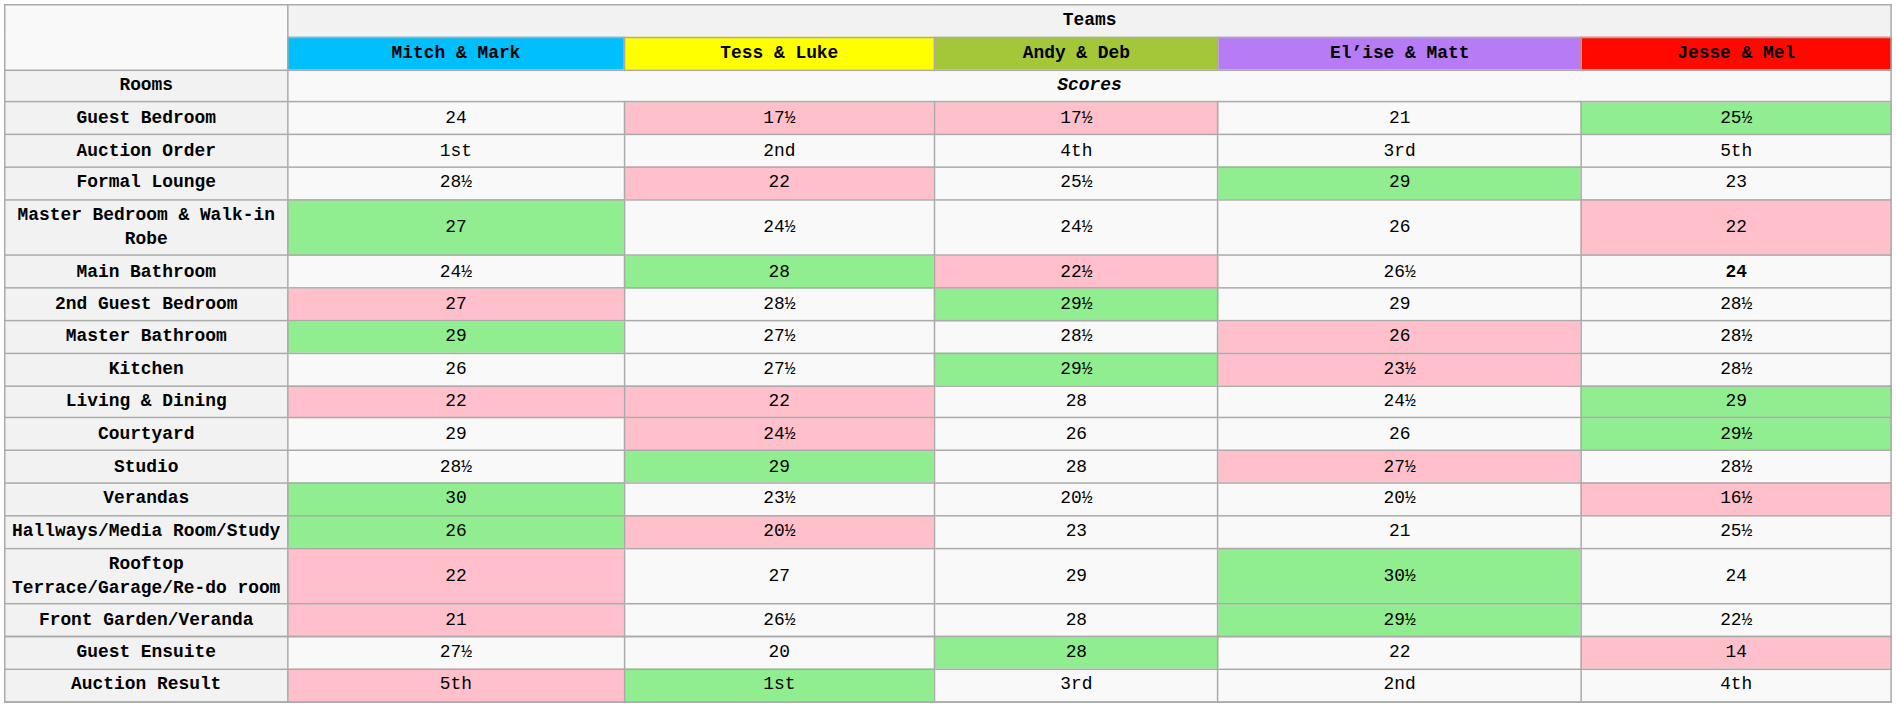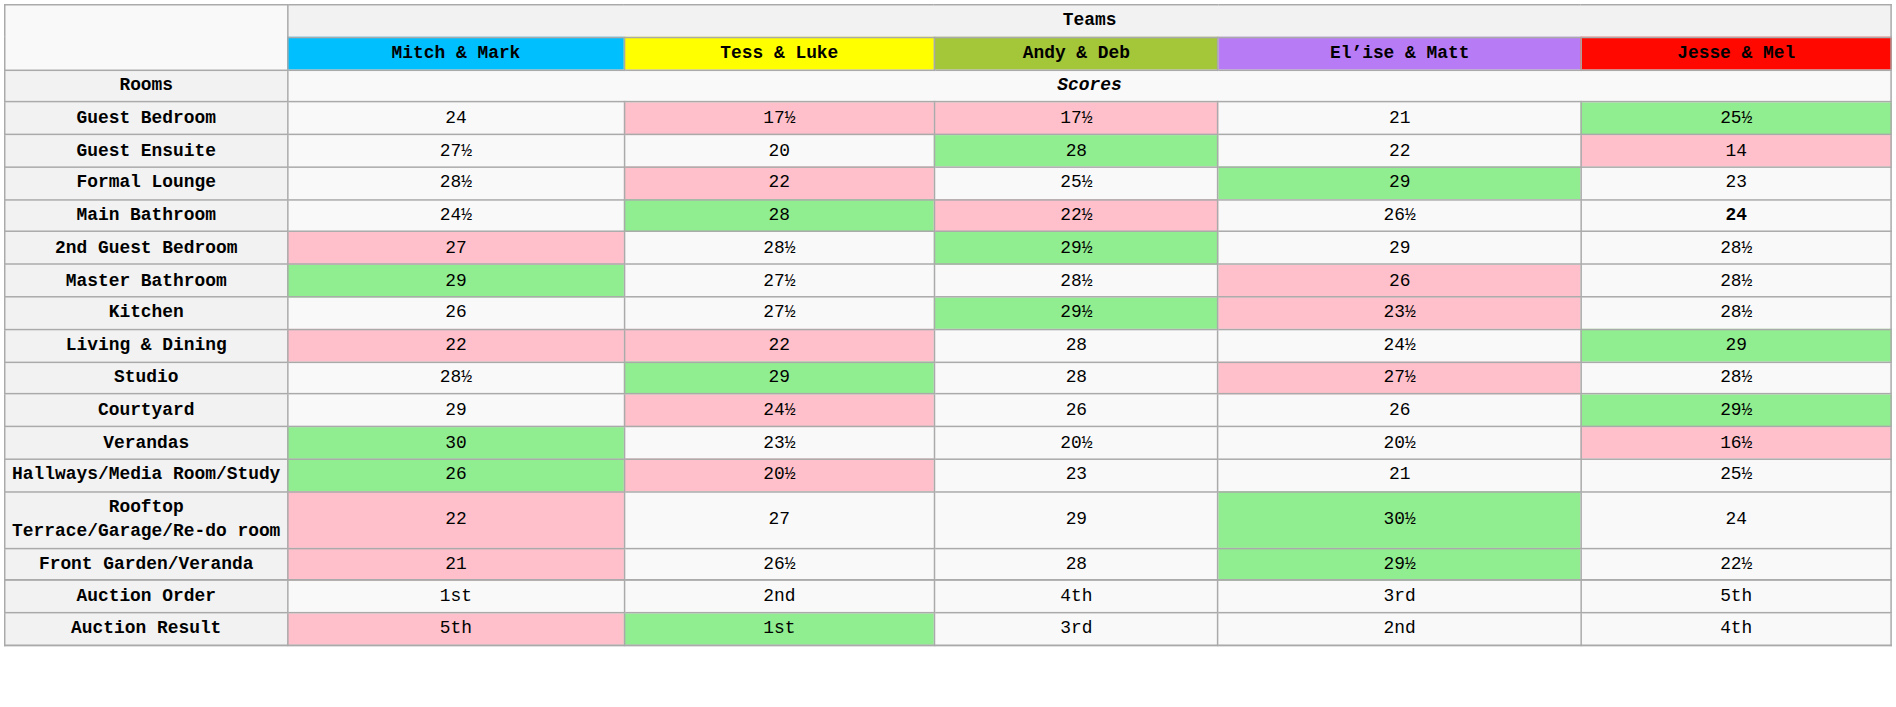rows swapped: (146, 653) <-> (146, 151)
- row: (146, 228)
rows swapped: (146, 434) <-> (146, 467)
